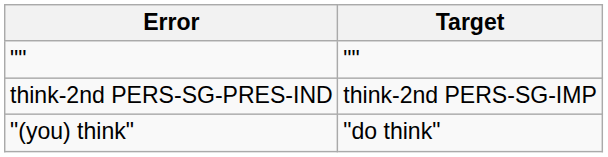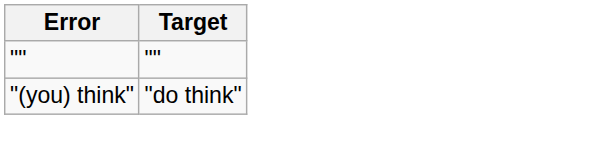- row: (171, 95)
